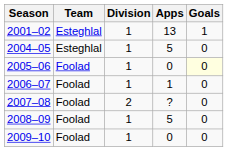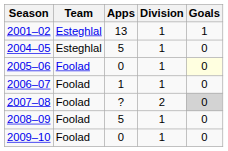columns swapped: (129, 13) <-> (170, 13)
(204, 102) no background -> (204, 102) lightgrey background
